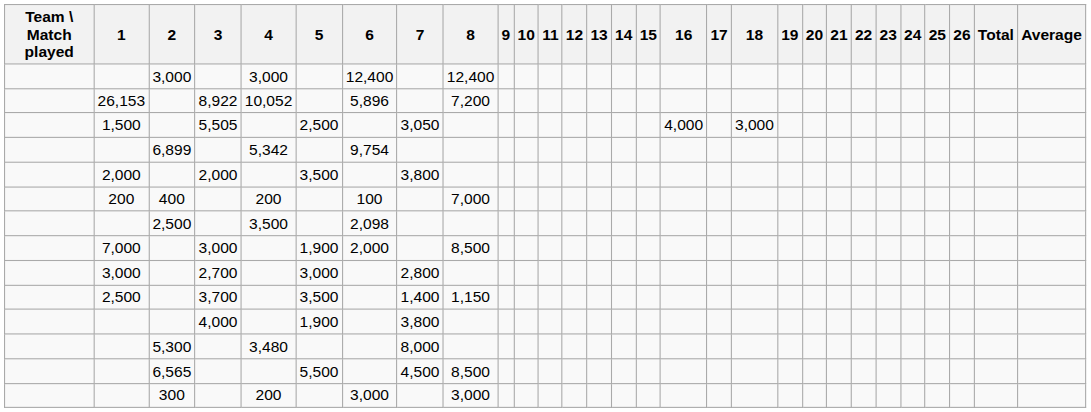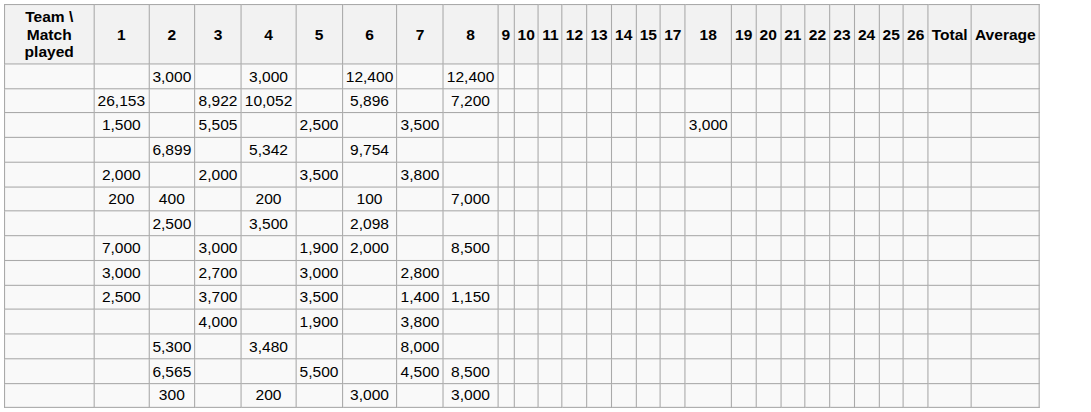- column: (684, 34)
(420, 125) 3,050 -> (420, 125) 3,500
